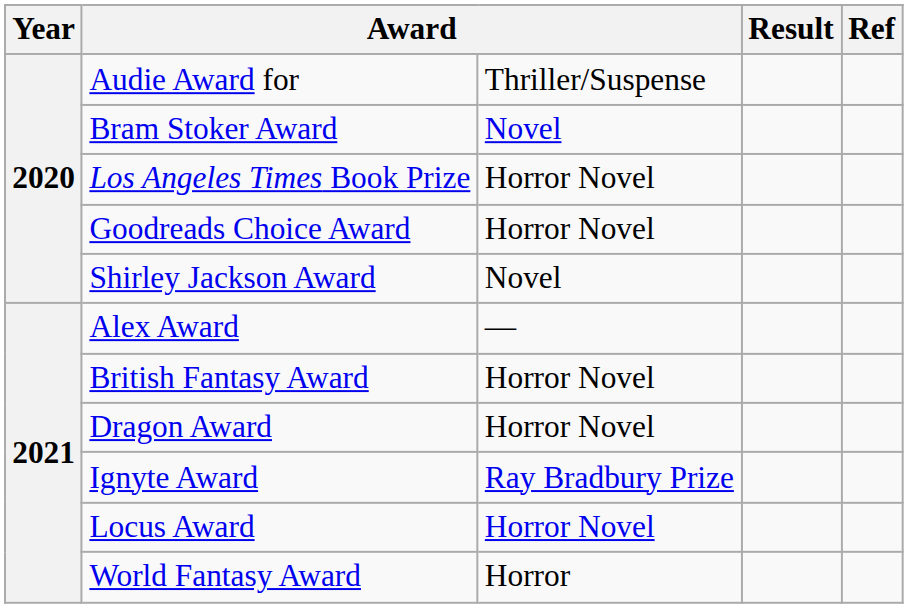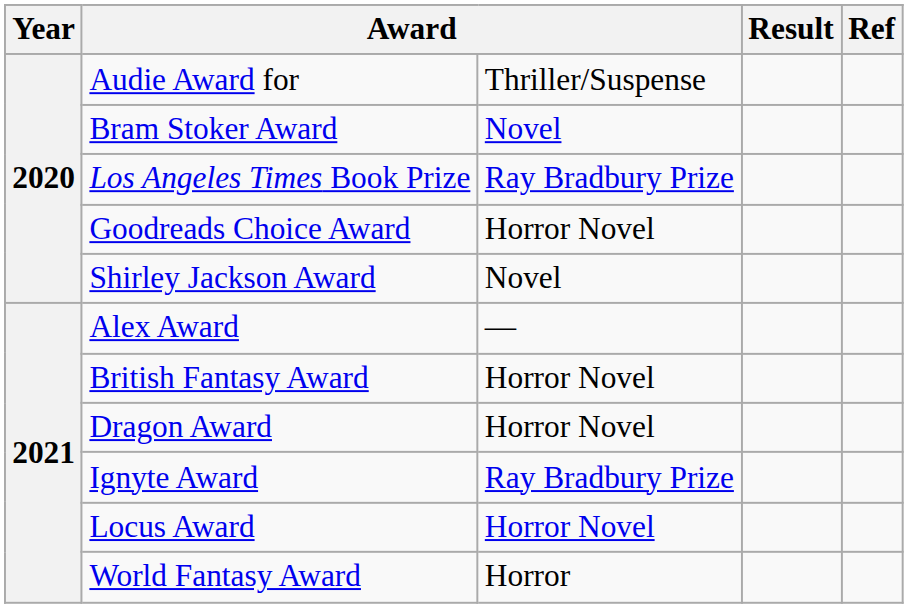(570, 178) Horror Novel -> (609, 178) Ray Bradbury Prize
